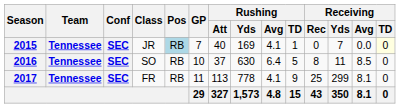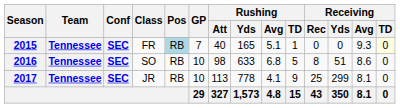(149, 45) JR -> (149, 45) FR
(246, 45) 169 -> (246, 45) 165
(274, 45) 4.1 -> (274, 45) 5.1
(340, 45) 7 -> (340, 45) 0
(364, 45) 0.0 -> (364, 45) 9.3
(220, 62) 37 -> (220, 62) 98
(246, 62) 630 -> (246, 62) 633
(274, 62) 6.4 -> (274, 62) 6.8
(340, 62) 11 -> (340, 62) 51
(364, 62) 8.5 -> (364, 62) 8.6
(149, 78) FR -> (149, 78) JR
(199, 78) 11 -> (199, 78) 10
